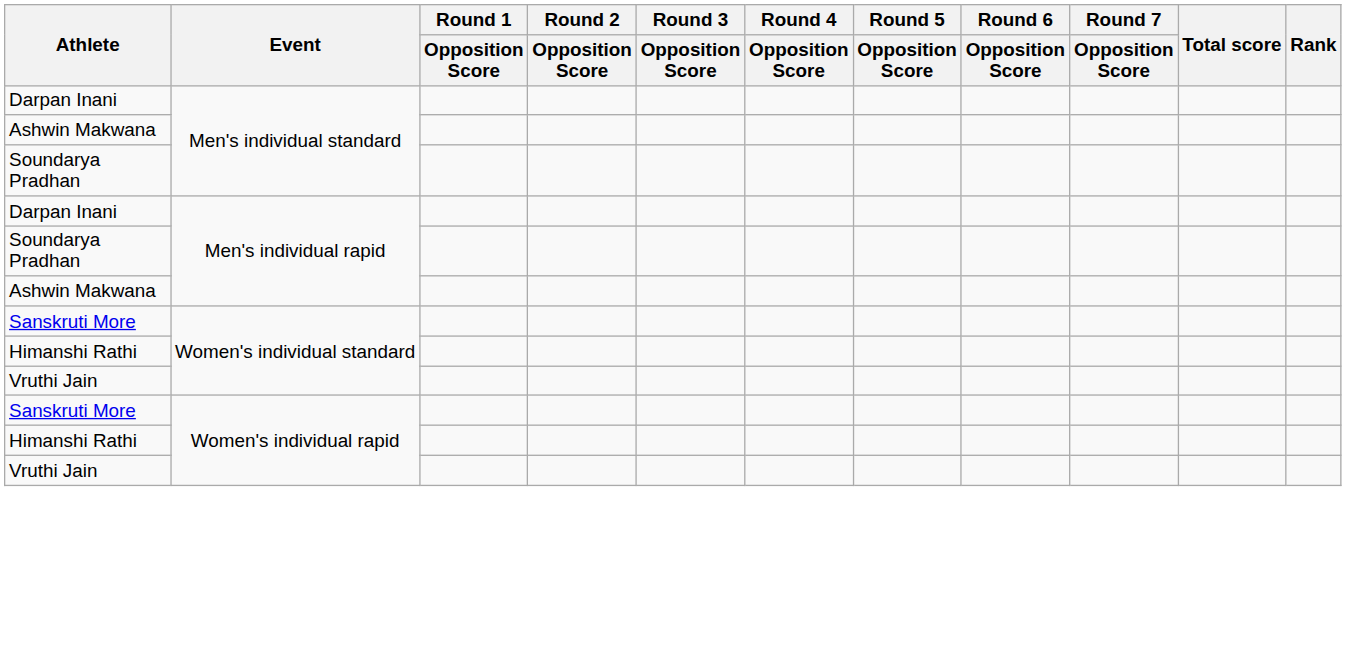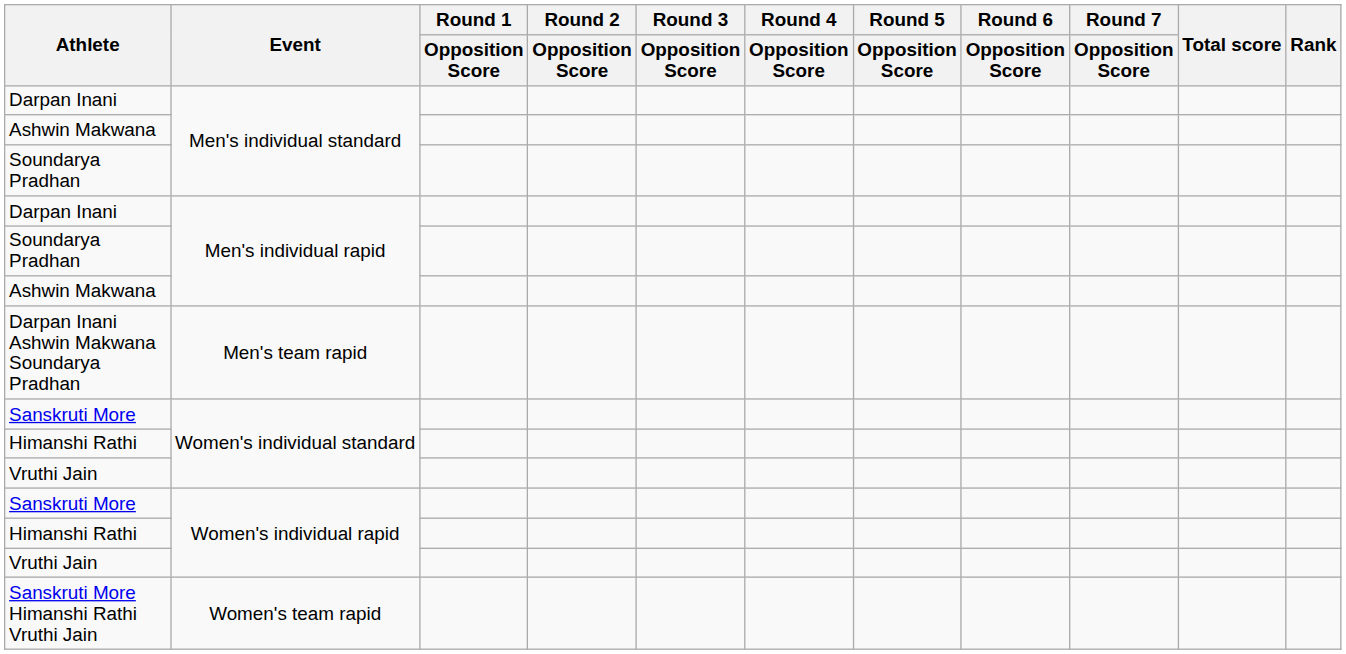+ row: (82, 353)
+ row: (73, 614)
